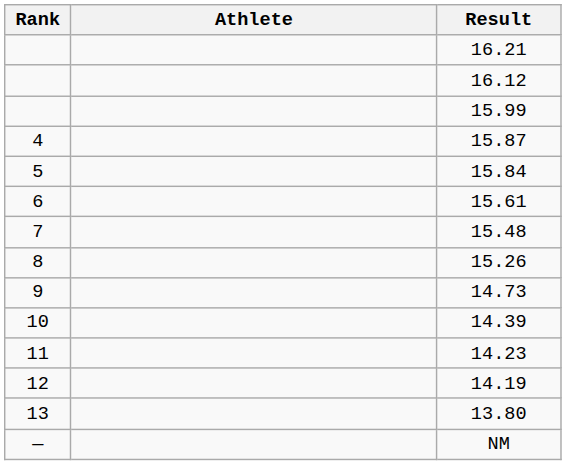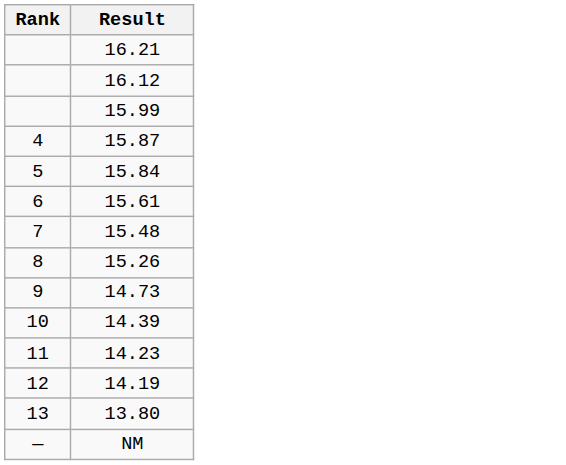- column: (254, 20)
